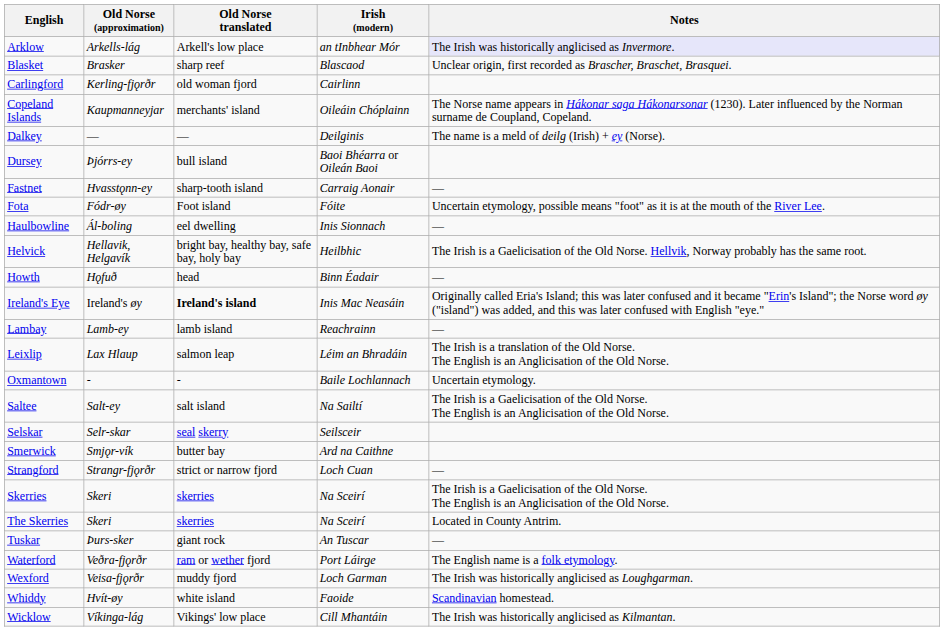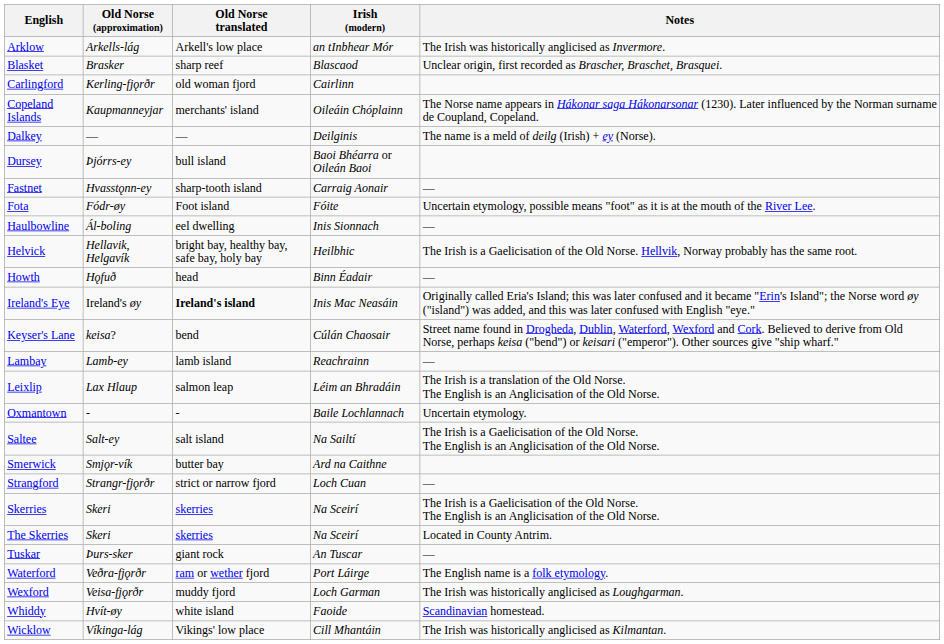(553, 46) lavender background -> (544, 46) no background
+ row: (41, 335)
- row: (25, 432)
